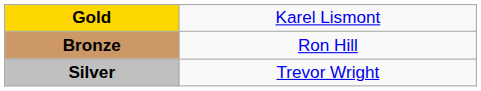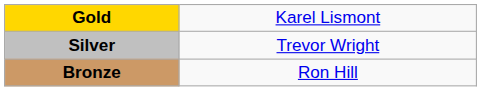rows swapped: (92, 72) <-> (92, 45)
